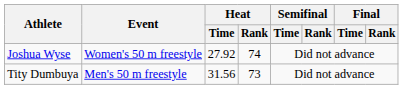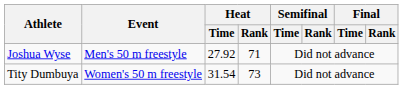(143, 54) Women's 50 m freestyle -> (135, 54) Men's 50 m freestyle
(254, 54) 74 -> (254, 54) 71
(135, 74) Men's 50 m freestyle -> (143, 74) Women's 50 m freestyle
(222, 74) 31.56 -> (222, 74) 31.54
